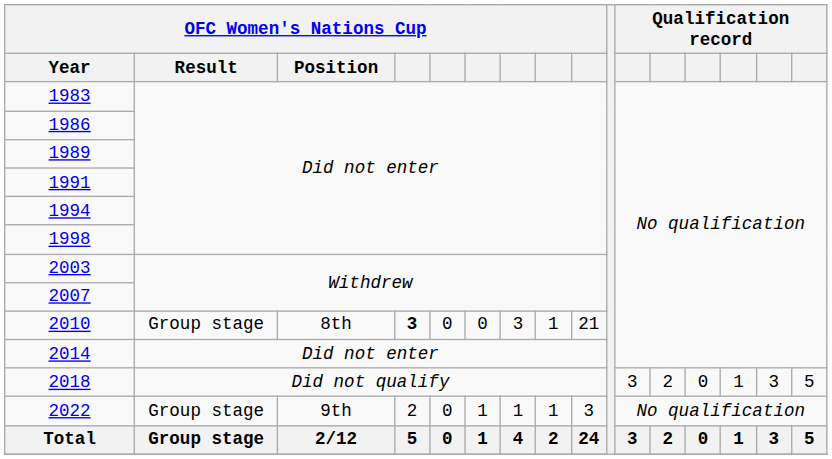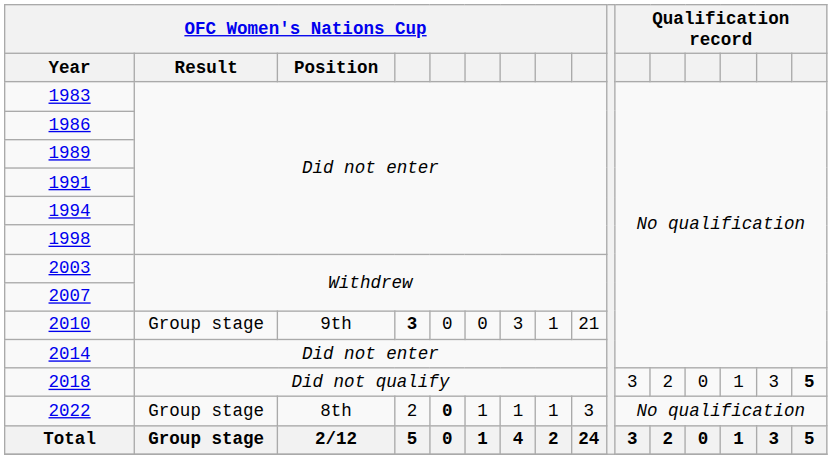(336, 325) 8th -> (336, 325) 9th
(809, 382) normal -> (809, 382) bold
(336, 411) 9th -> (336, 411) 8th
(447, 411) normal -> (447, 411) bold
